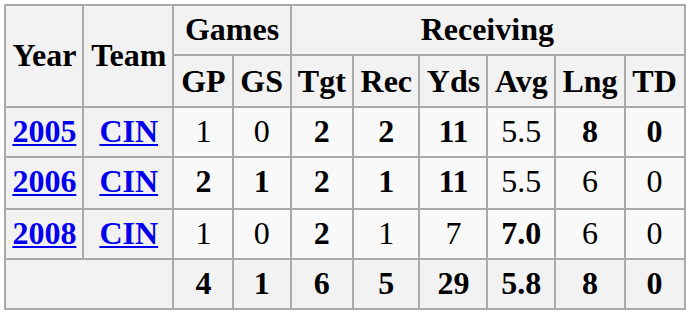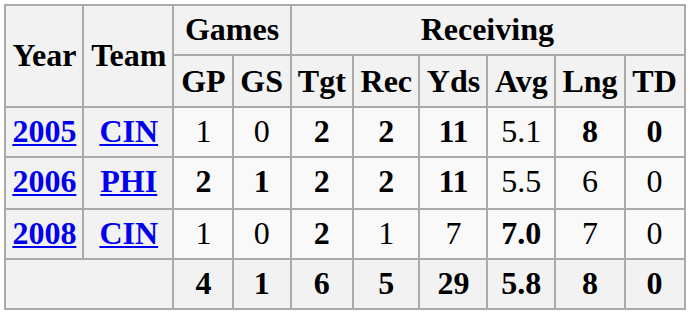(521, 131) 5.5 -> (521, 131) 5.1
(129, 182) CIN -> (129, 182) PHI
(386, 182) 1 -> (386, 182) 2
(590, 232) 6 -> (590, 232) 7
